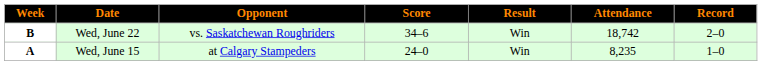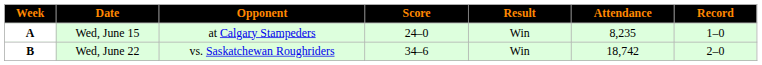rows swapped: (107, 51) <-> (107, 32)
